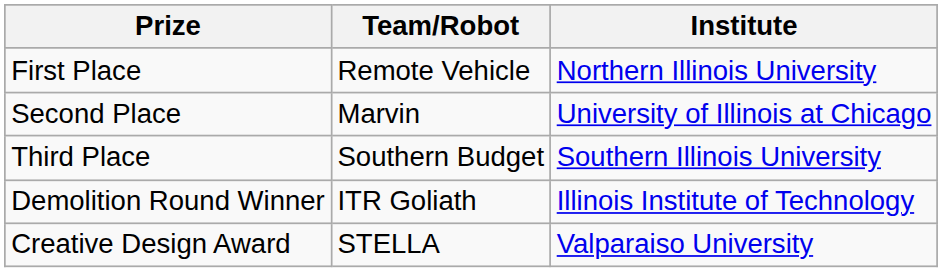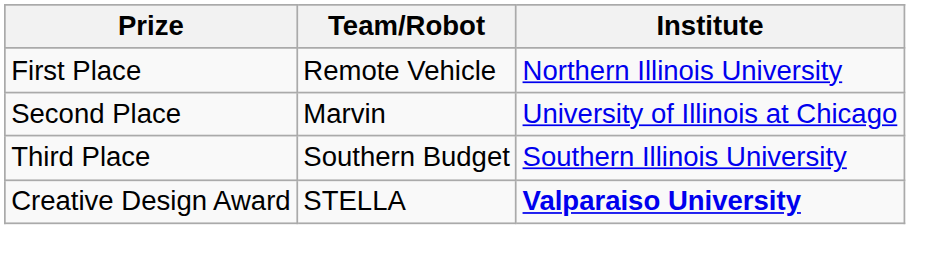- row: (168, 200)
(685, 244) normal -> (662, 200) bold
